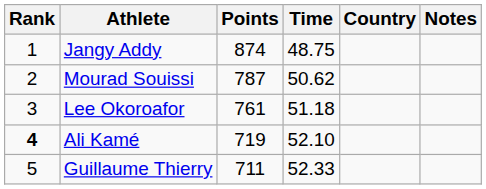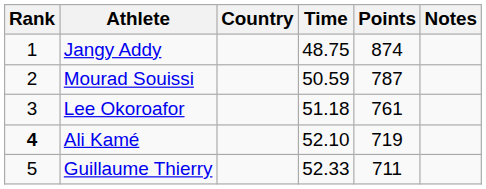columns swapped: (380, 19) <-> (250, 19)
(311, 79) 50.62 -> (326, 79) 50.59
